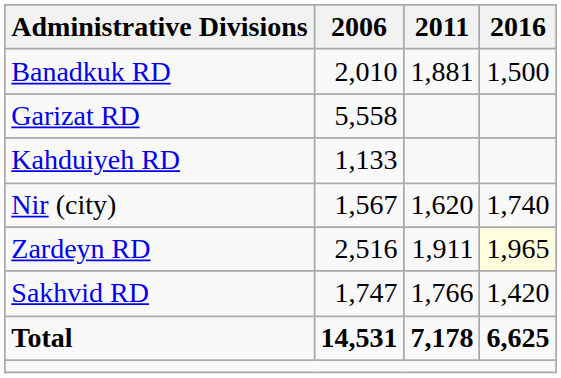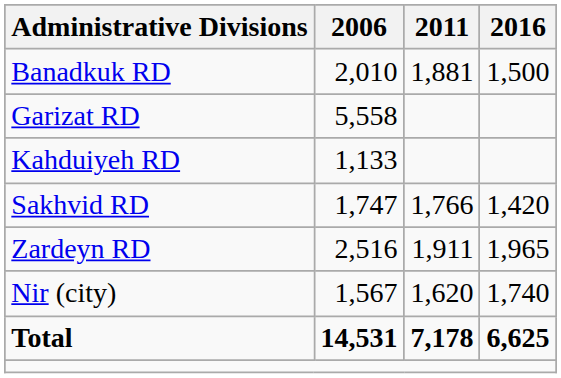rows swapped: (80, 293) <-> (64, 204)
(518, 248) lightyellow background -> (518, 248) no background
